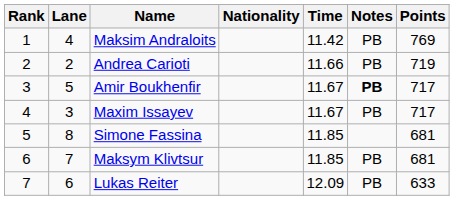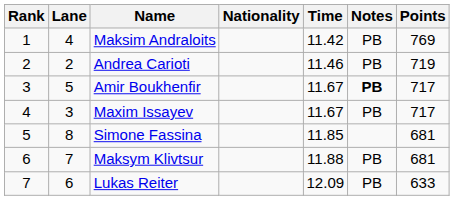(325, 64) 11.66 -> (325, 64) 11.46
(325, 159) 11.85 -> (325, 159) 11.88
